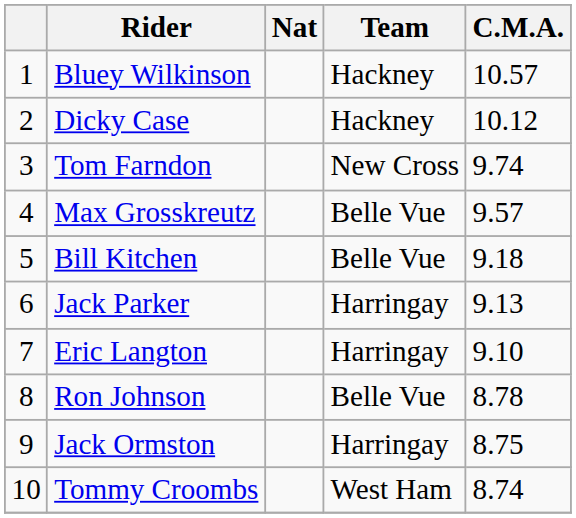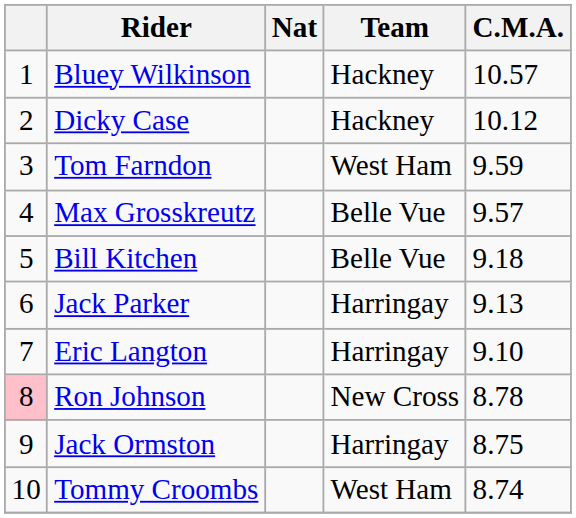(395, 166) New Cross -> (391, 166) West Ham
(498, 166) 9.74 -> (498, 166) 9.59
(26, 397) no background -> (26, 397) pink background
(388, 397) Belle Vue -> (395, 397) New Cross
